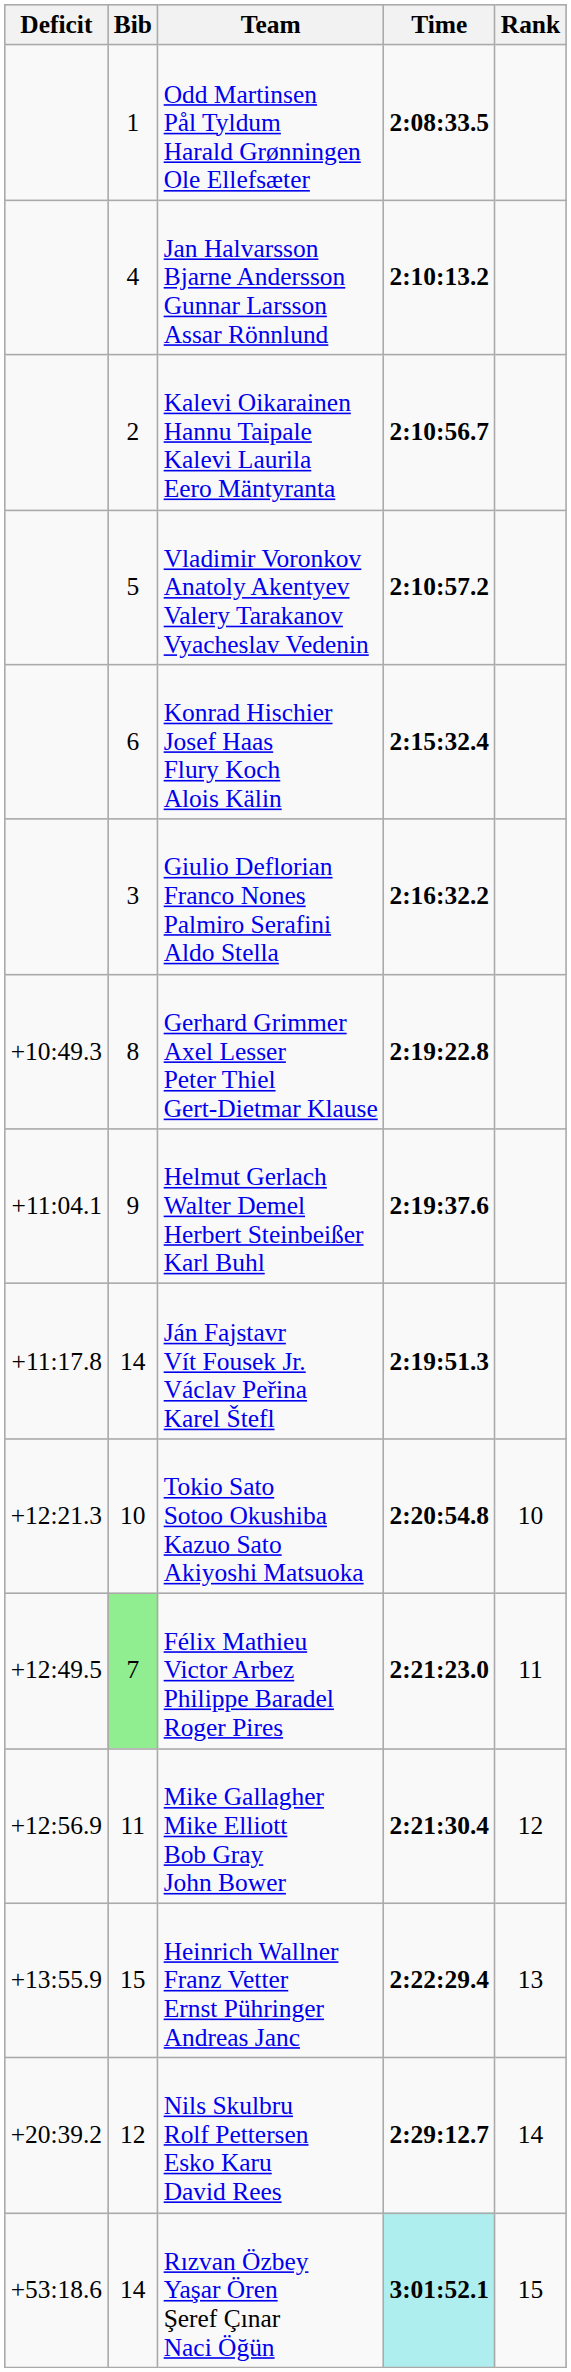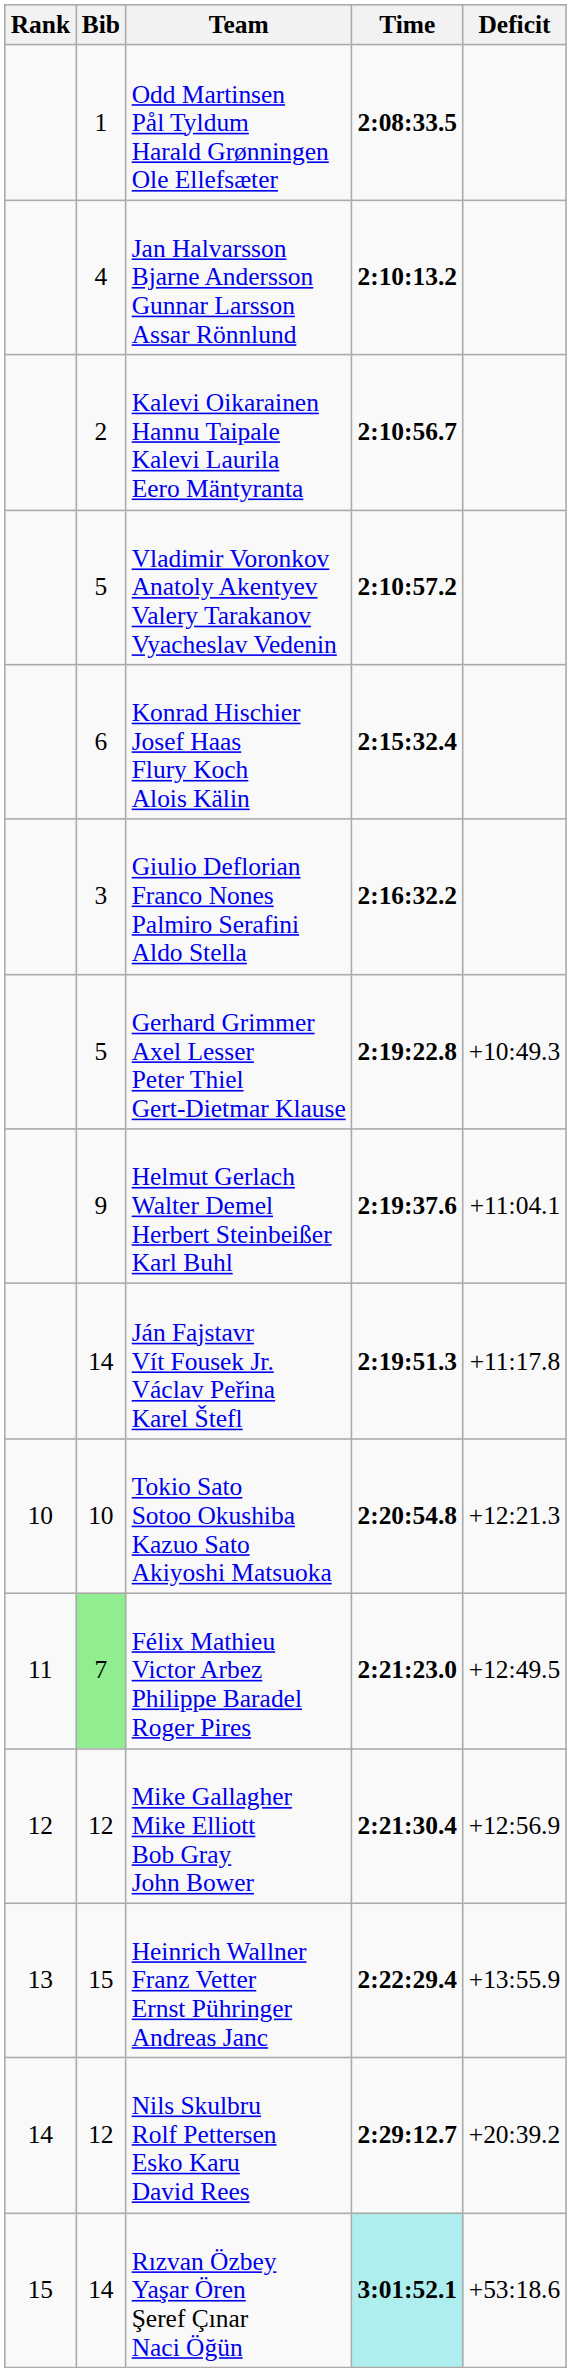columns swapped: (530, 24) <-> (56, 24)
(133, 1051) 8 -> (101, 1051) 5
(133, 1825) 11 -> (101, 1825) 12
